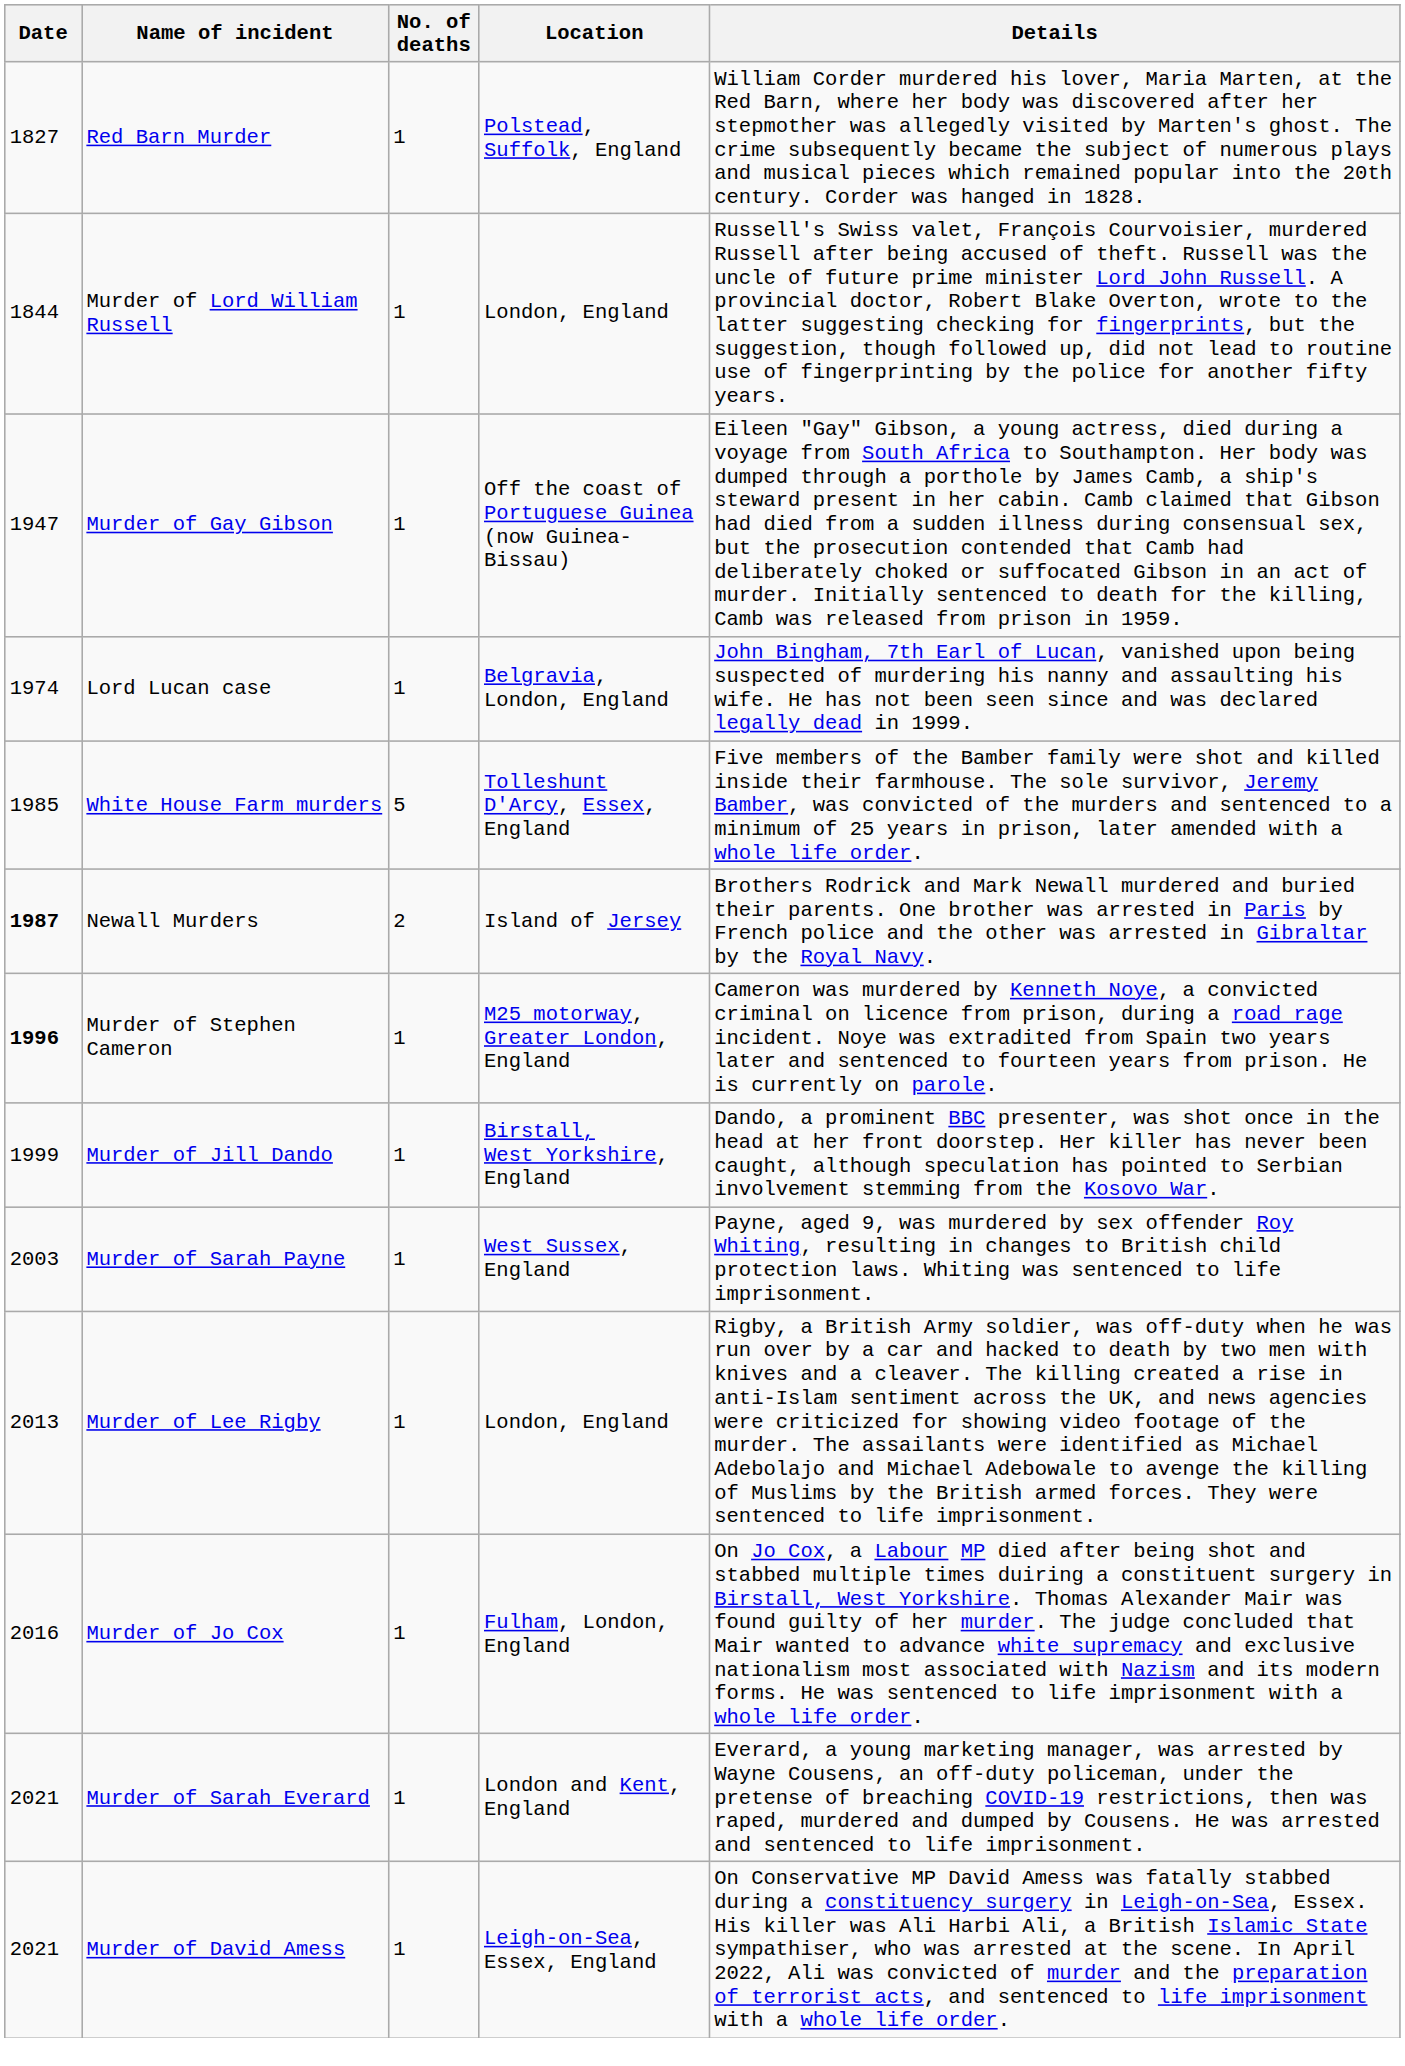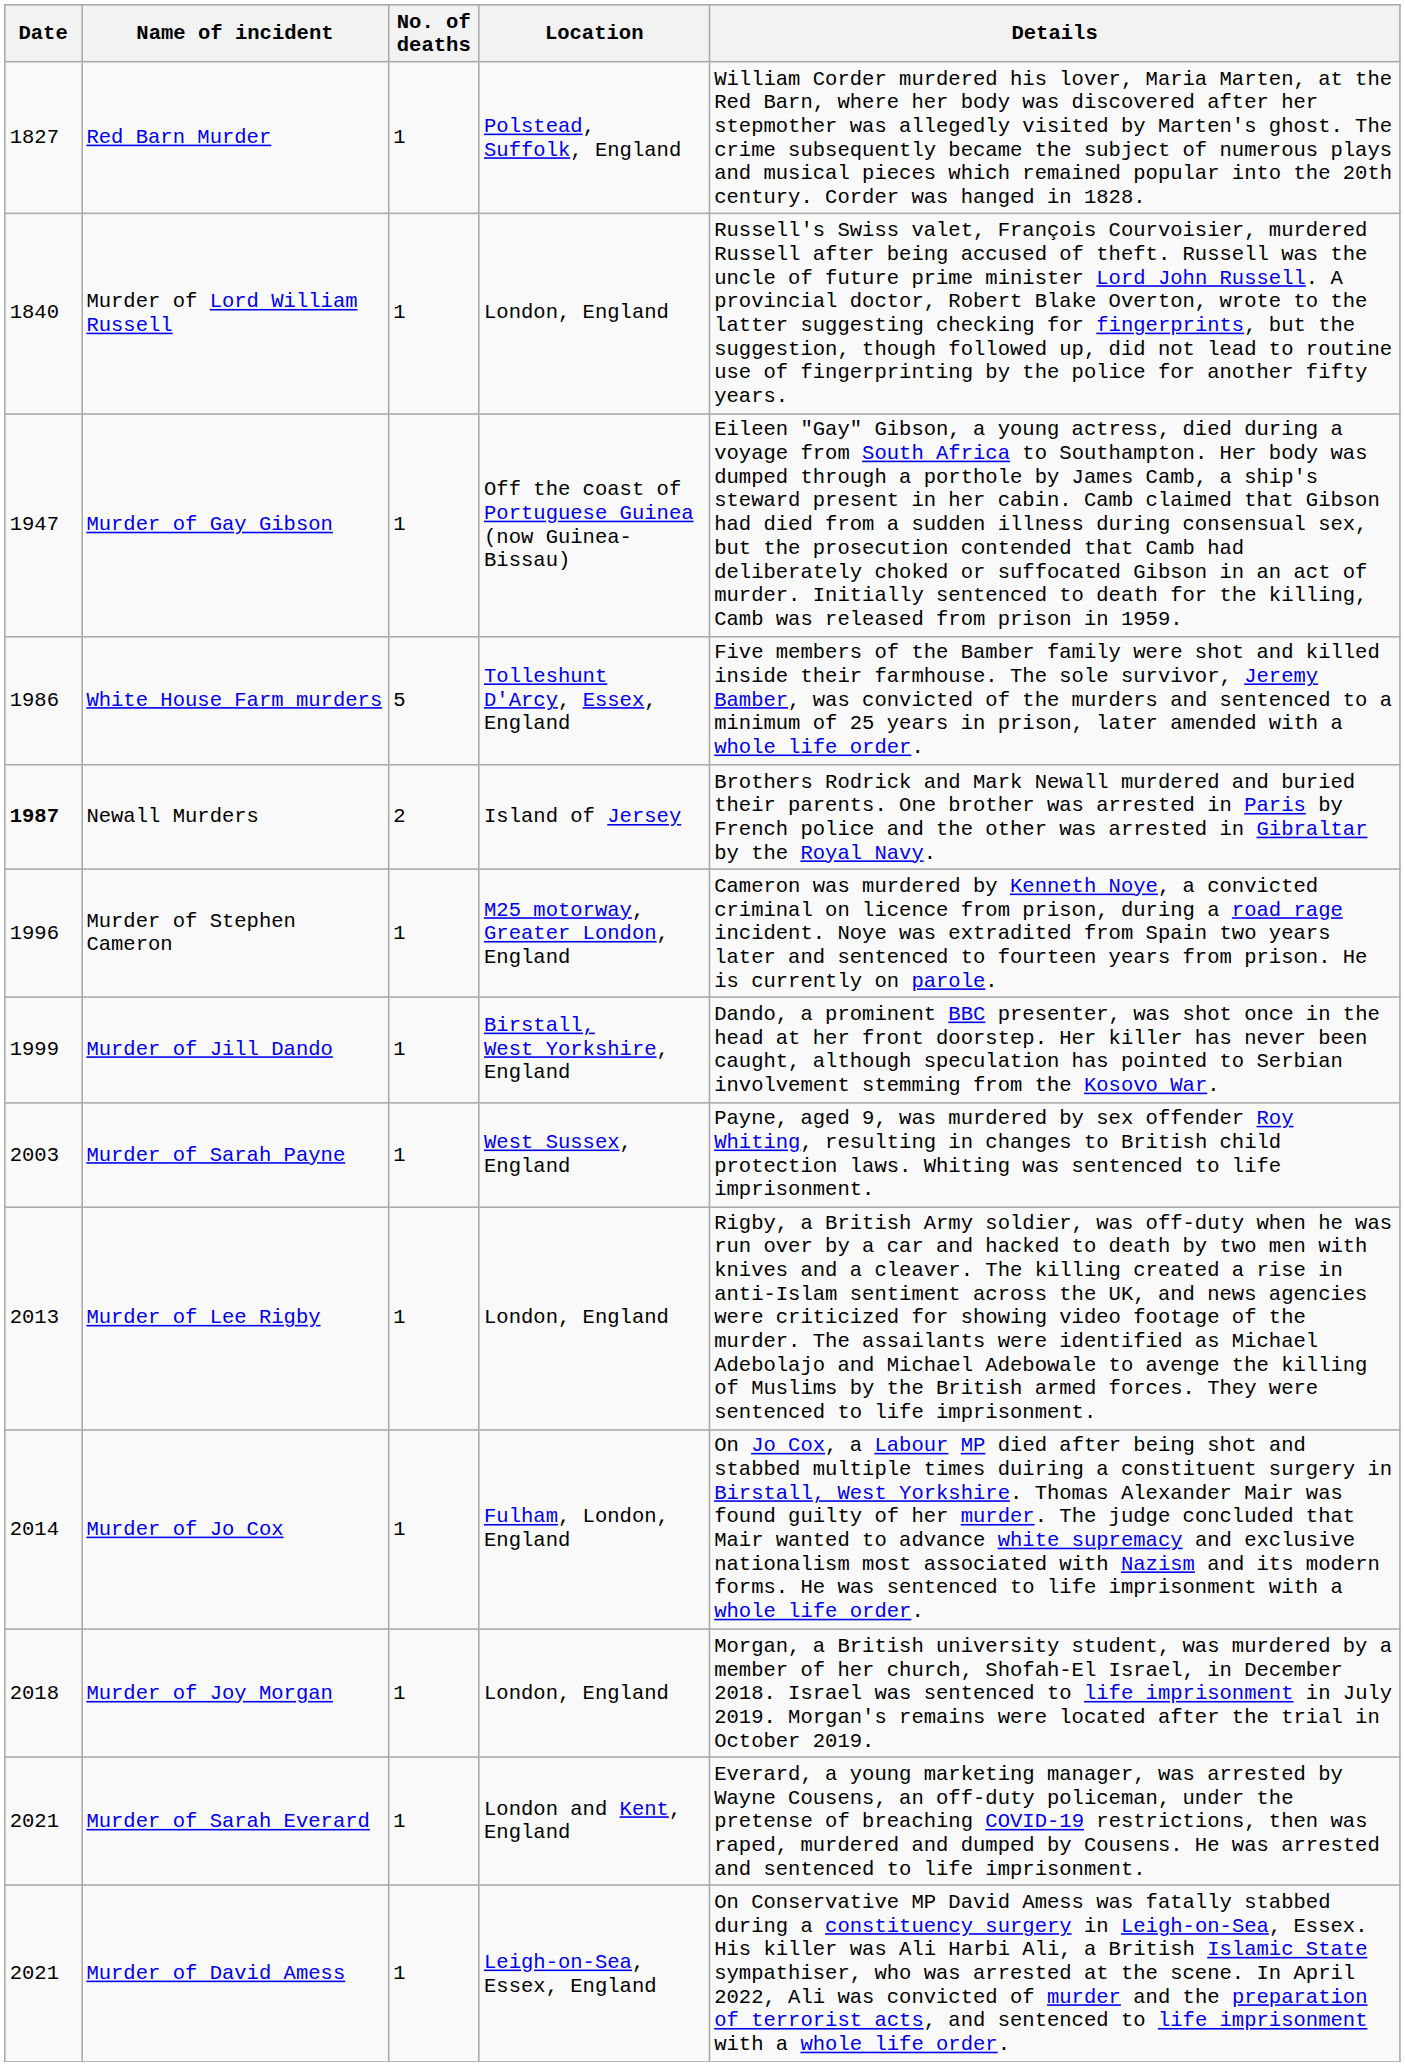(34, 314) 1844 -> (34, 314) 1840
- row: (179, 689)
(34, 805) 1985 -> (34, 701) 1986
(34, 1038) bold -> (34, 933) normal
(34, 1634) 2016 -> (34, 1529) 2014
+ row: (210, 1693)
